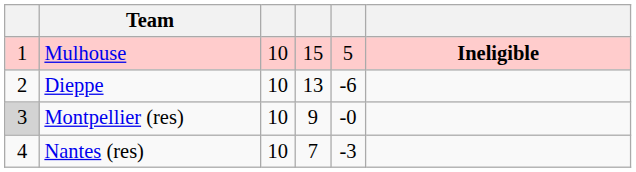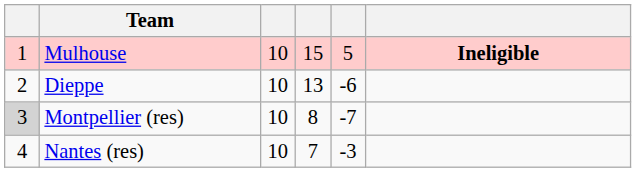(313, 118) 9 -> (313, 118) 8
(348, 118) -0 -> (348, 118) -7
